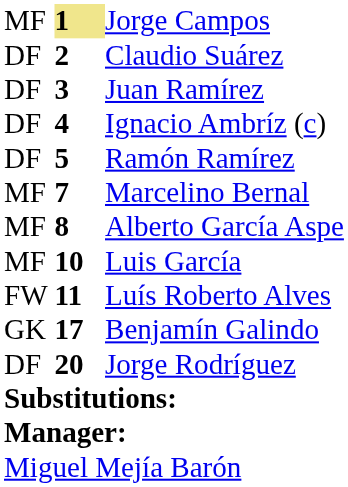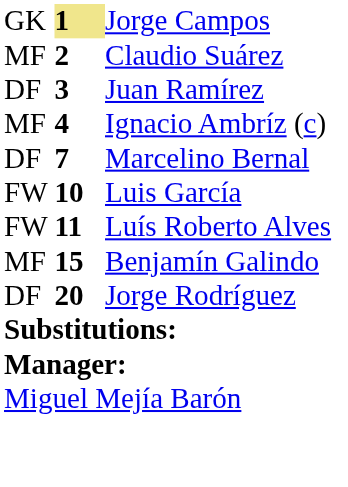(25, 20) MF -> (25, 20) GK
(23, 54) DF -> (25, 54) MF
(23, 123) DF -> (25, 123) MF
- row: (200, 158)
(25, 192) MF -> (23, 158) DF
- row: (224, 226)
(25, 261) MF -> (26, 192) FW
(25, 329) GK -> (25, 261) MF
(69, 329) 17 -> (69, 261) 15
